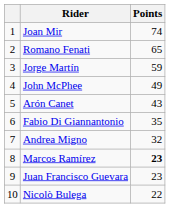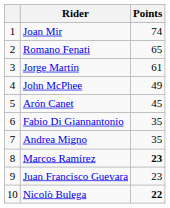(157, 67) 59 -> (157, 67) 61
(157, 103) 43 -> (157, 103) 45
(157, 140) 32 -> (157, 140) 35
(157, 194) normal -> (157, 194) bold
